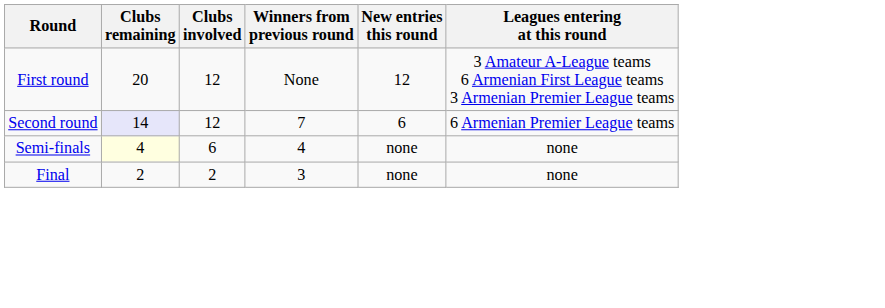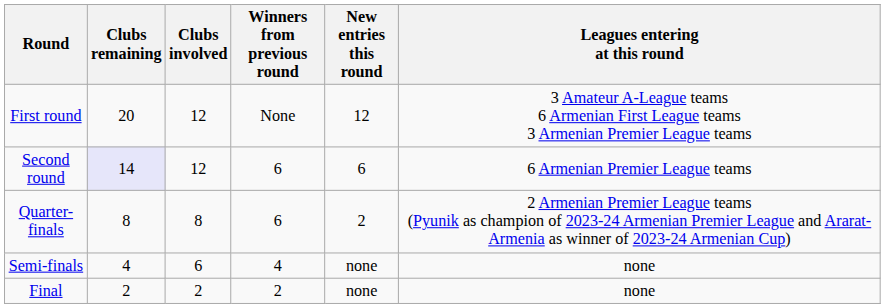(301, 123) 7 -> (278, 168) 6
+ row: (46, 221)
(140, 148) lightyellow background -> (126, 265) no background
(301, 174) 3 -> (278, 290) 2
